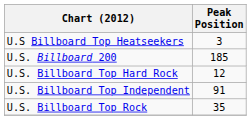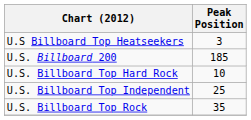(219, 74) 12 -> (219, 74) 10
(219, 90) 91 -> (219, 90) 25
